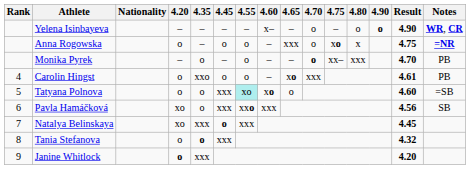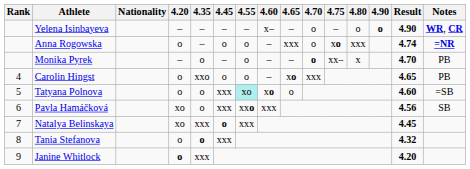(358, 44) x -> (358, 44) xxx
(408, 44) 4.75 -> (408, 44) 4.74
(358, 60) xxx -> (358, 60) x
(408, 76) 4.61 -> (408, 76) 4.65
